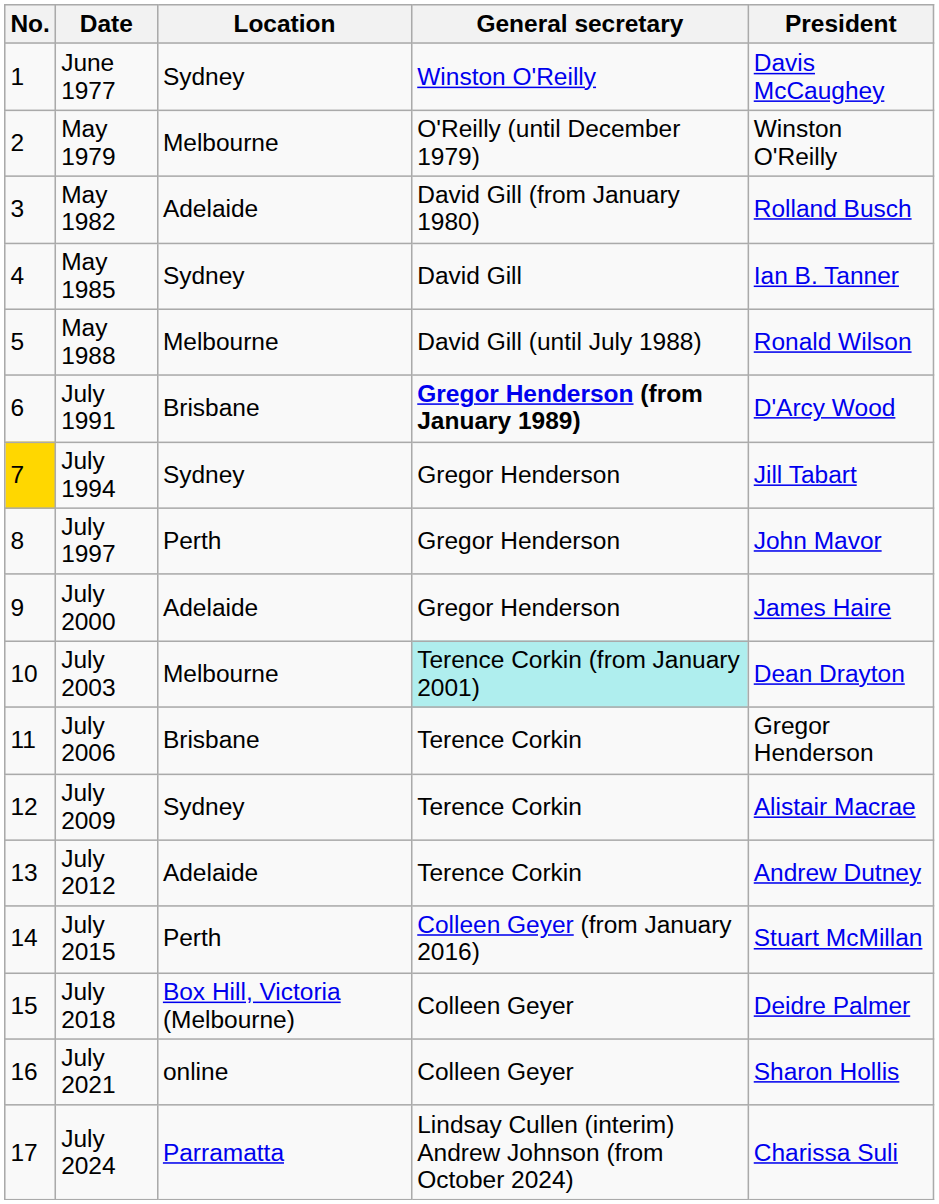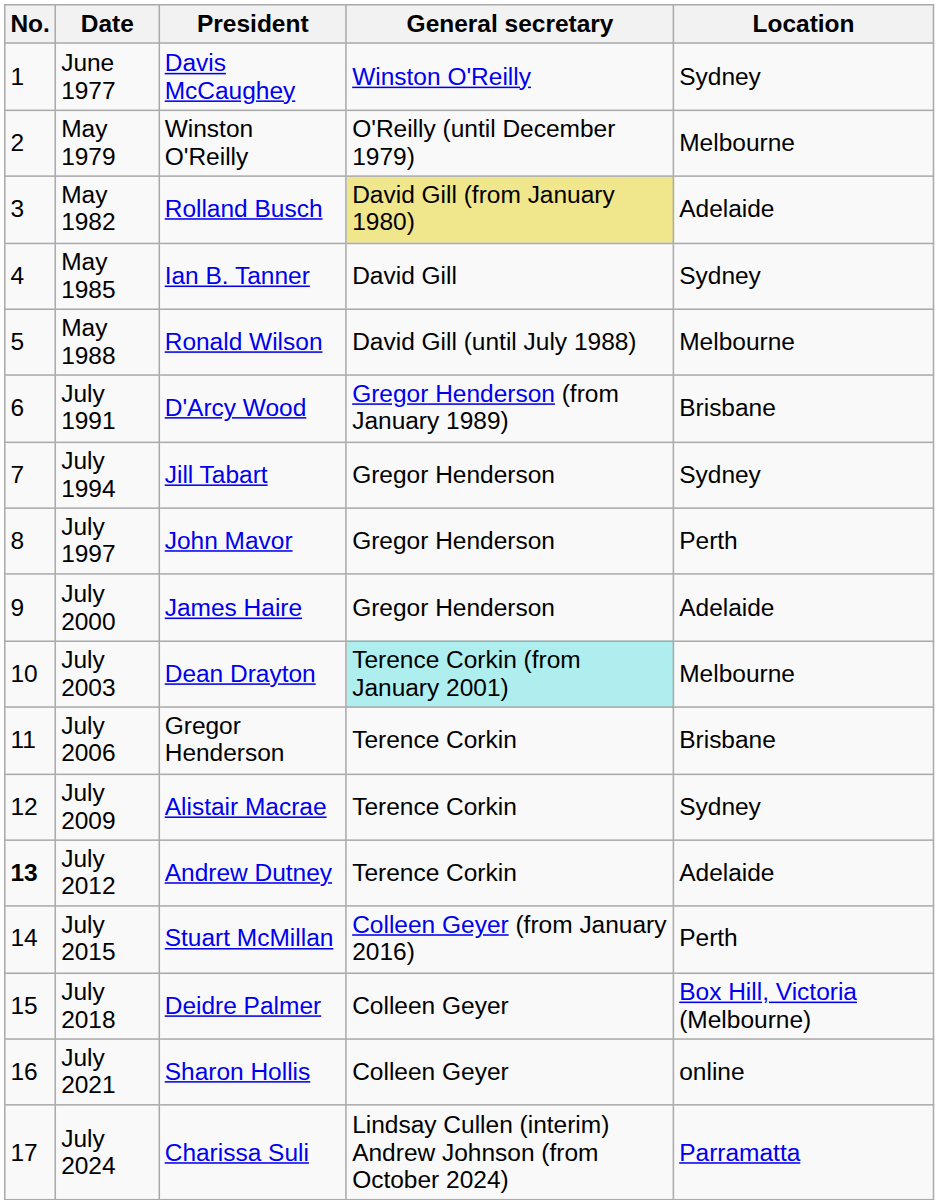columns swapped: (841, 23) <-> (284, 23)
(549, 209) no background -> (483, 209) khaki background
(560, 408) bold -> (486, 408) normal
(17, 474) gold background -> (17, 474) no background
(24, 872) normal -> (24, 872) bold
